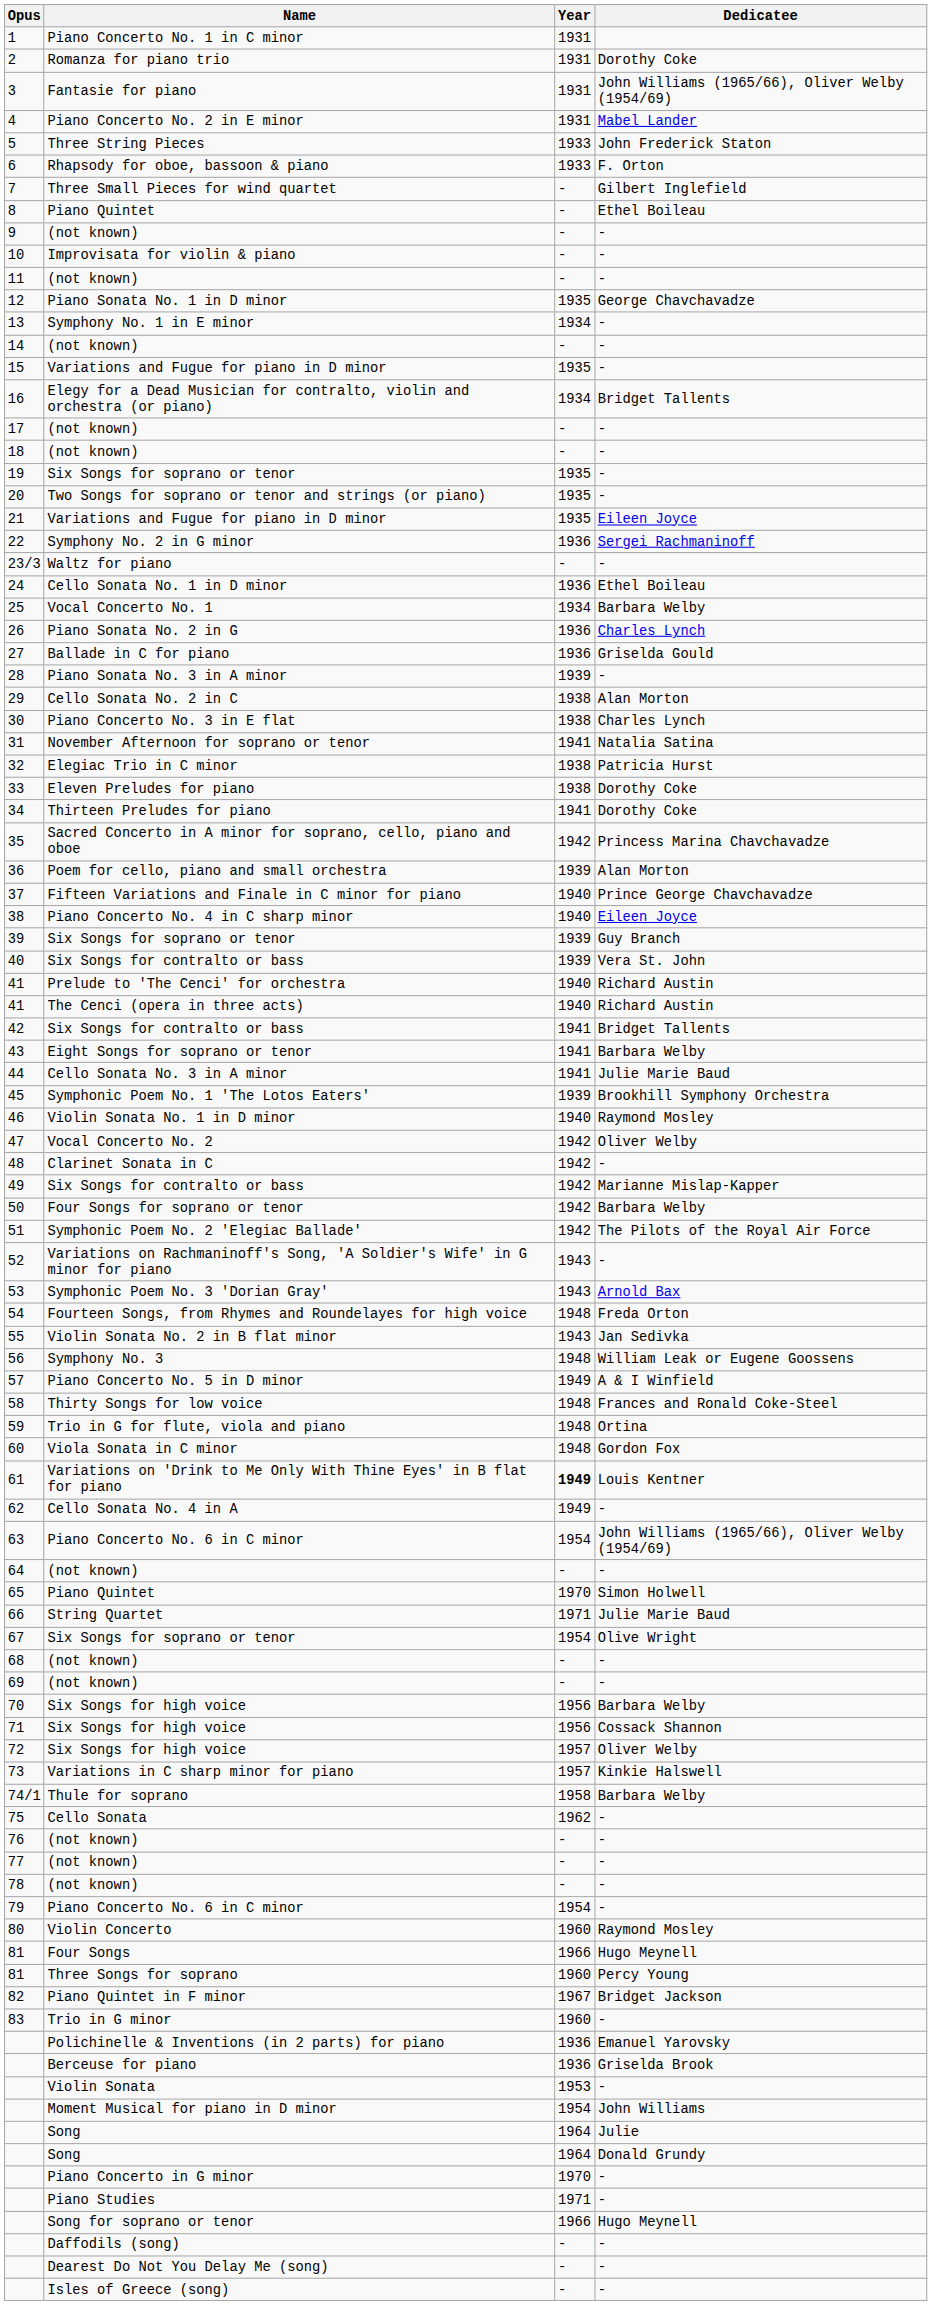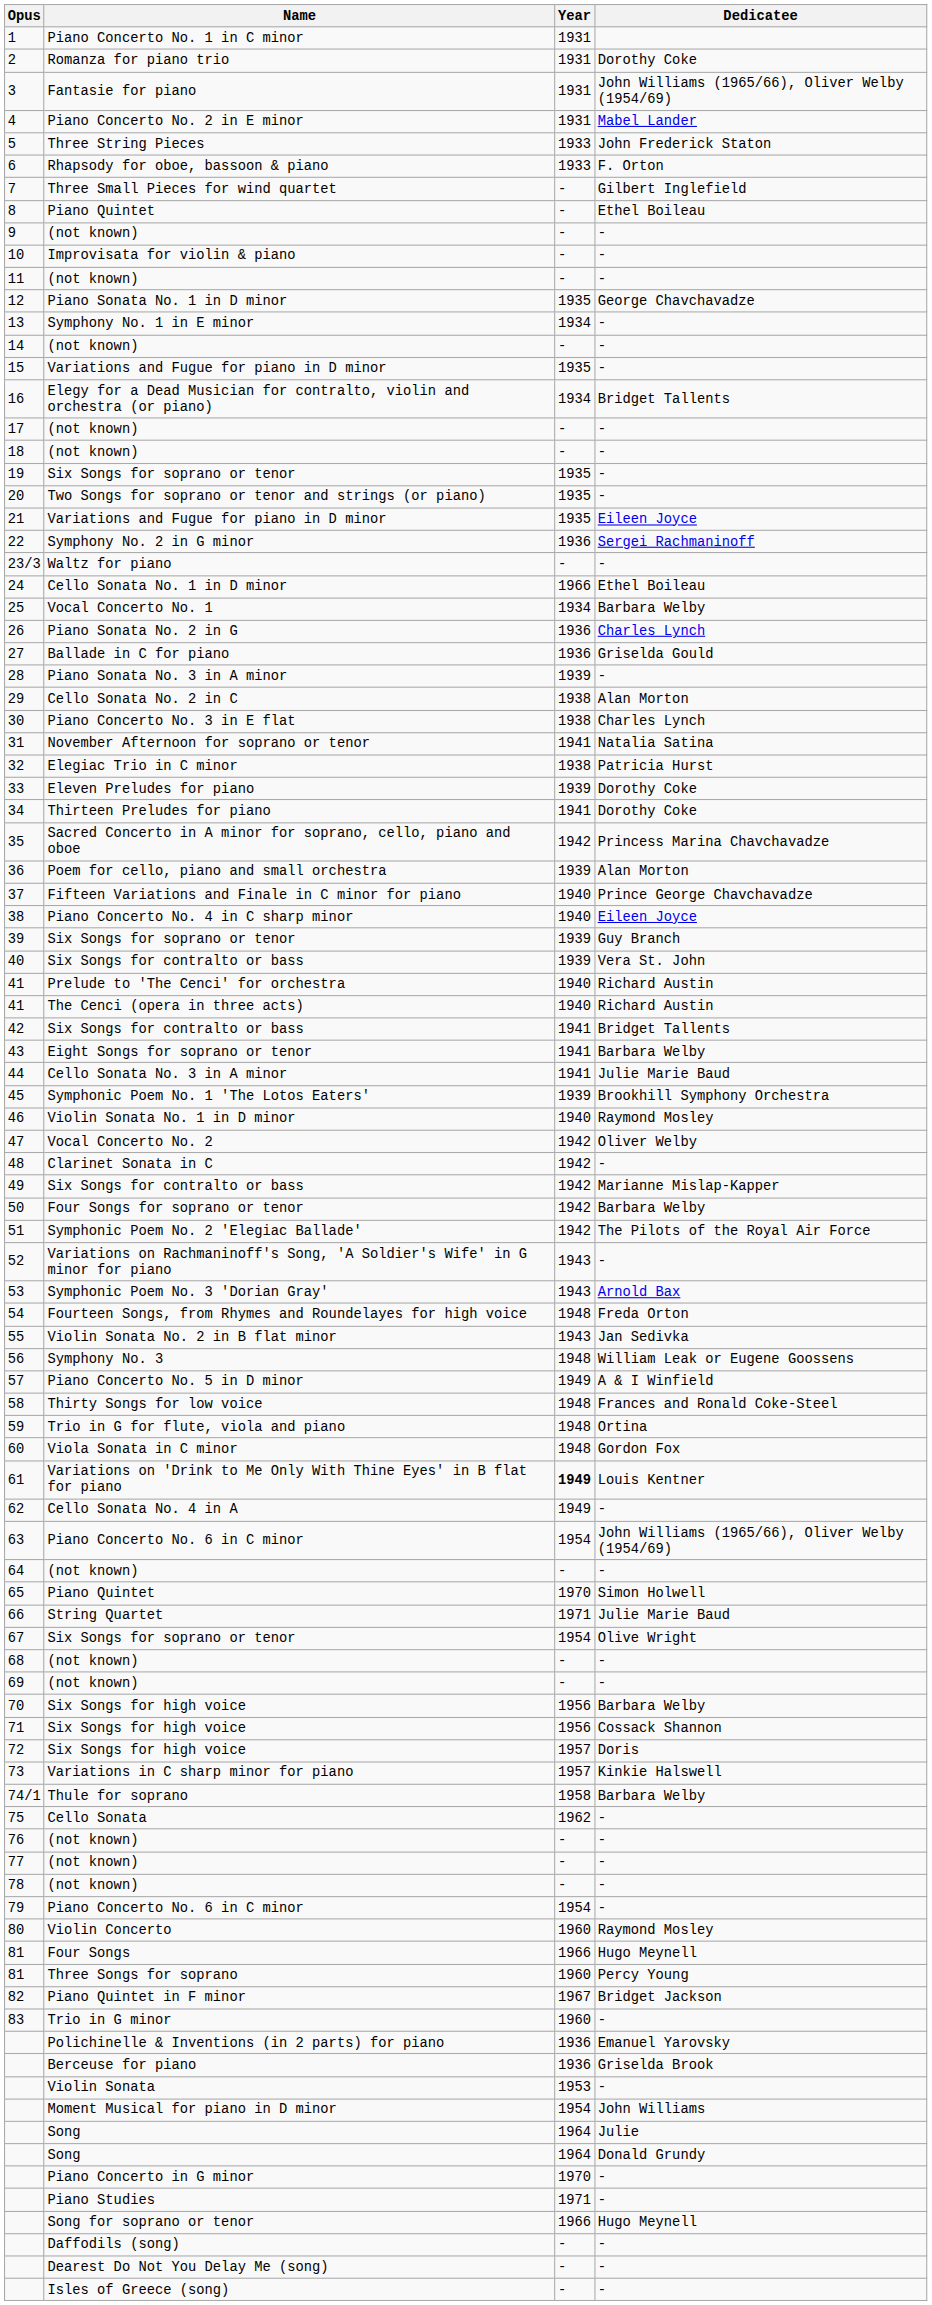(575, 587) 1936 -> (575, 587) 1966
(575, 789) 1938 -> (575, 789) 1939
(647, 1751) Oliver Welby -> (618, 1751) Doris
